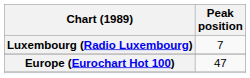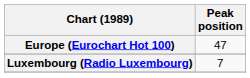rows swapped: (100, 63) <-> (100, 44)
